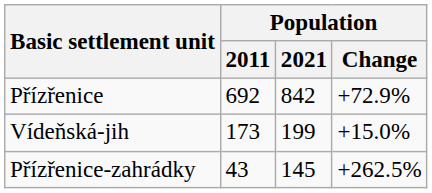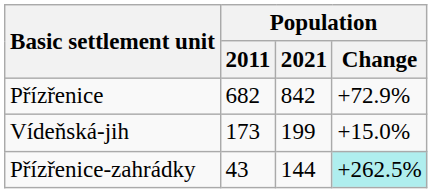(243, 95) 692 -> (243, 95) 682
(298, 168) 145 -> (298, 168) 144
(380, 168) no background -> (380, 168) paleturquoise background
